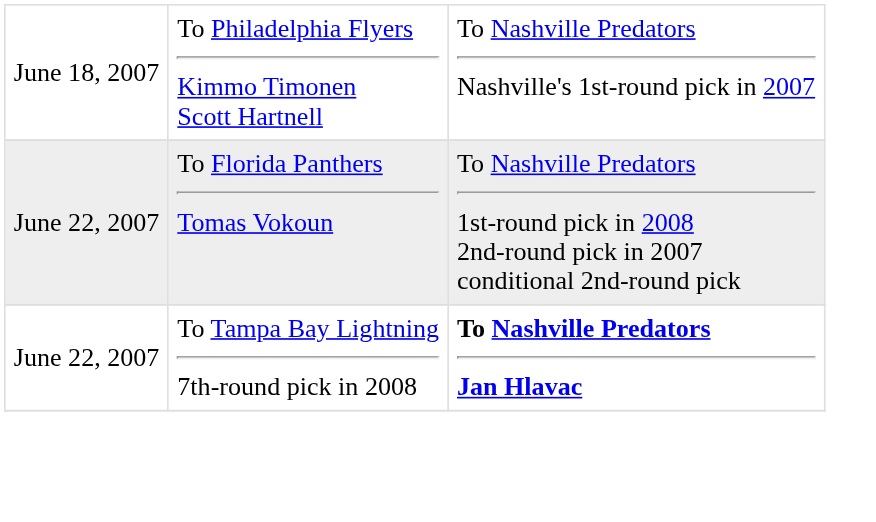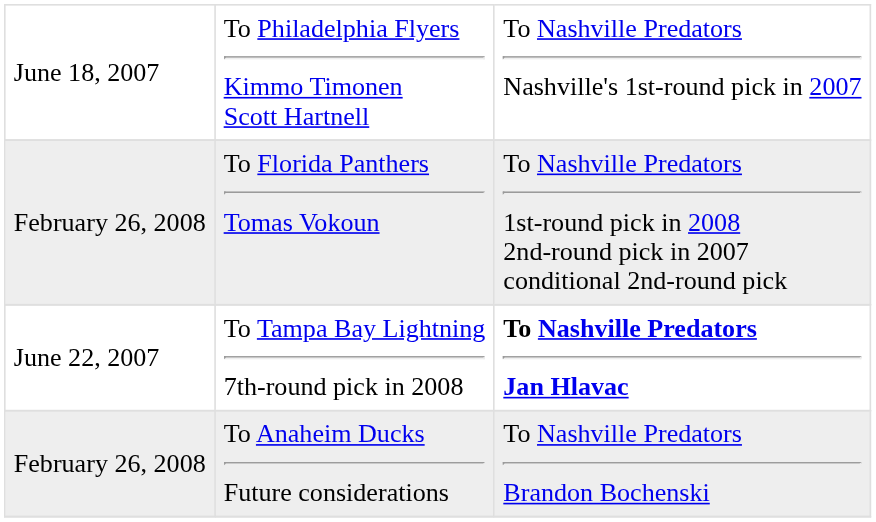(87, 222) June 22, 2007 -> (110, 222) February 26, 2008
+ row: (355, 463)
